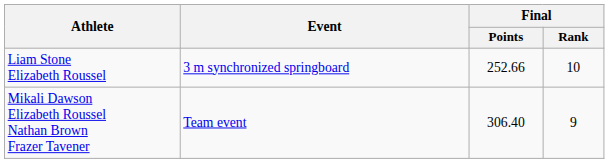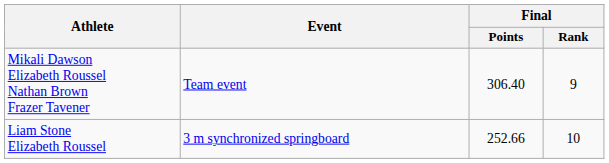rows swapped: (57, 68) <-> (57, 123)
